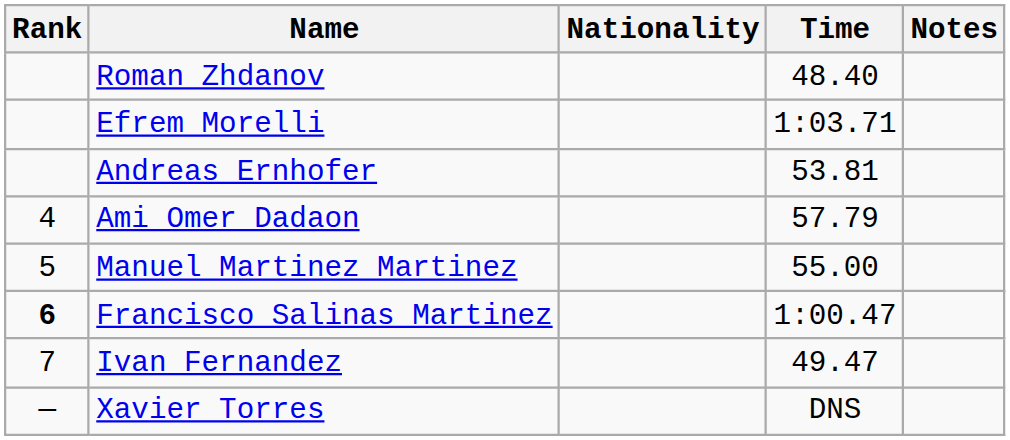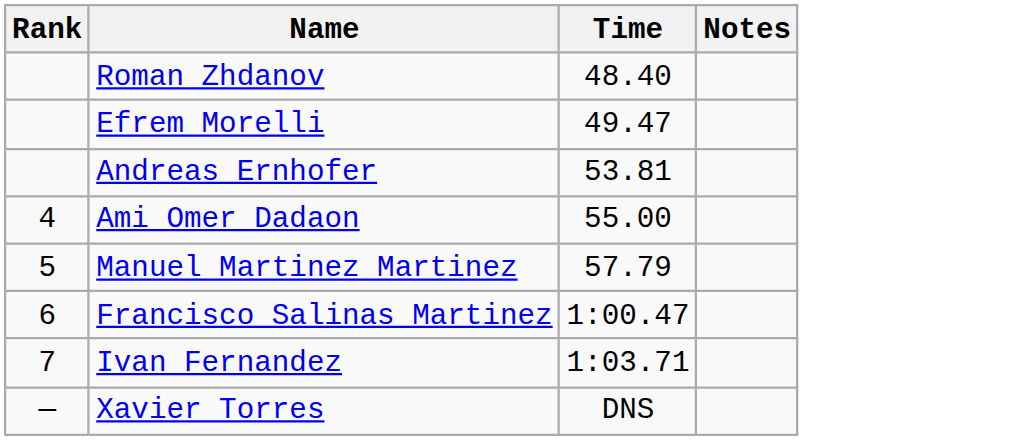- column: (663, 29)
(835, 124) 1:03.71 -> (628, 124) 49.47
(835, 220) 57.79 -> (628, 220) 55.00
(835, 267) 55.00 -> (628, 267) 57.79
(47, 315) bold -> (47, 315) normal
(835, 363) 49.47 -> (628, 363) 1:03.71
